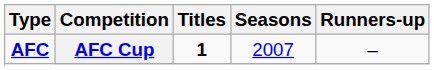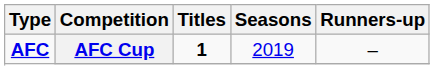(273, 49) 2007 -> (273, 49) 2019
